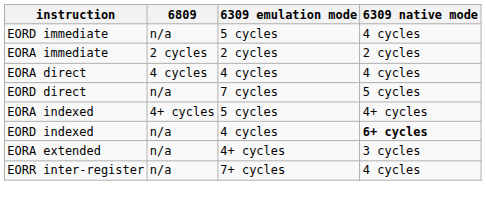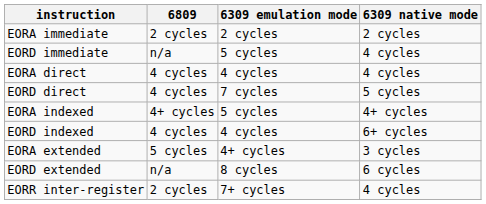rows swapped: (58, 53) <-> (58, 34)
(161, 92) n/a -> (179, 92) 4 cycles
(161, 131) n/a -> (179, 131) 4 cycles
(395, 131) bold -> (395, 131) normal
(161, 151) n/a -> (179, 151) 5 cycles
+ row: (54, 170)
(161, 170) n/a -> (179, 190) 2 cycles
